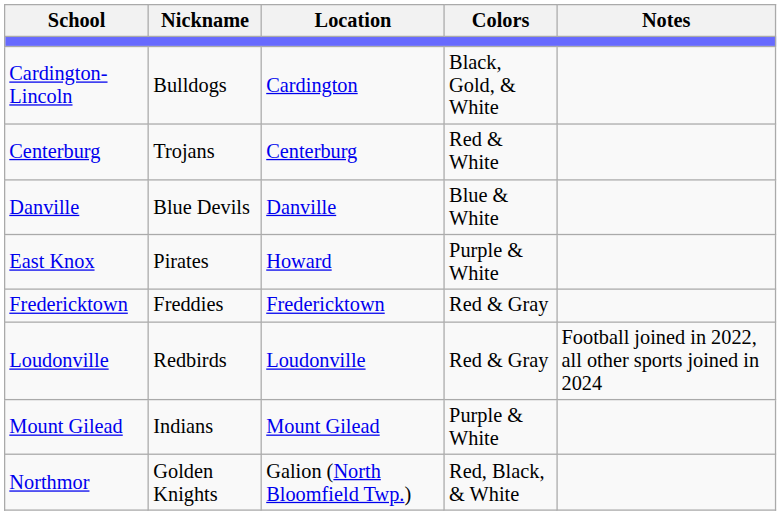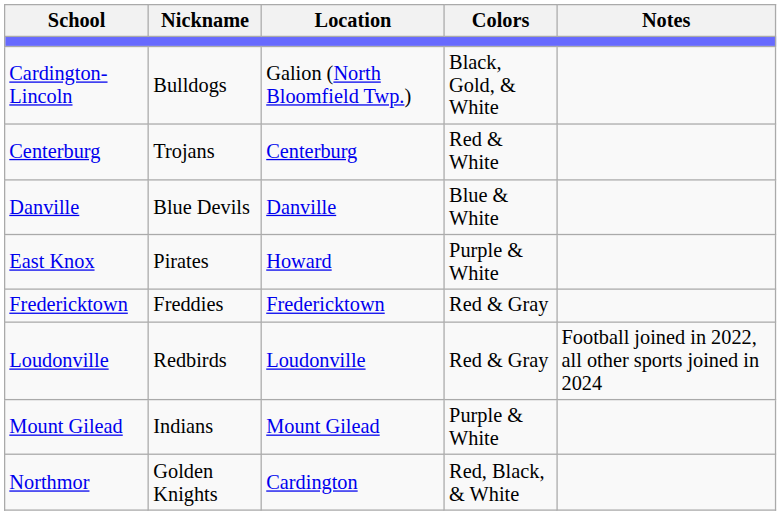(312, 85) Cardington -> (339, 85) Galion (North Bloomfield Twp.)
(339, 482) Galion (North Bloomfield Twp.) -> (312, 482) Cardington
